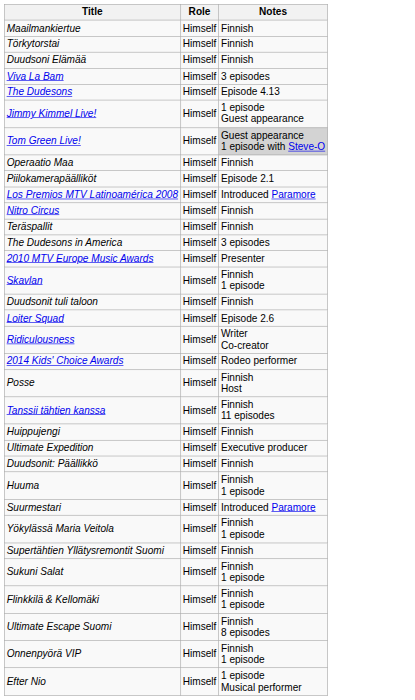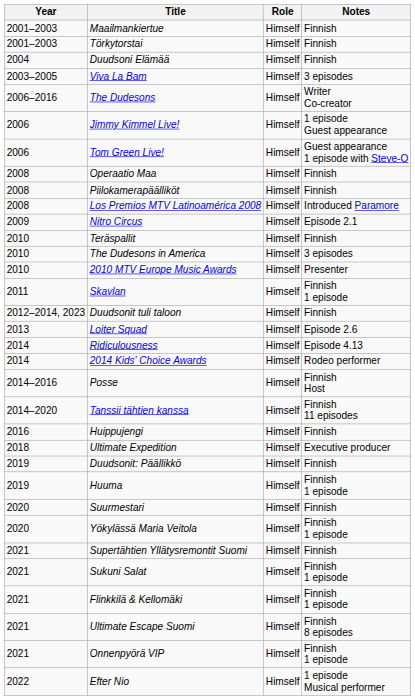+ column: (46, 12)
(250, 92) Episode 4.13 -> (328, 98) Writer Co-creator
(273, 141) lightgrey background -> (356, 152) no background
(248, 179) Episode 2.1 -> (320, 190) Finnish
(237, 211) Finnish -> (331, 222) Episode 2.1
(245, 339) Writer Co-creator -> (334, 345) Episode 4.13
(268, 507) Introduced Paramore -> (320, 507) Finnish
